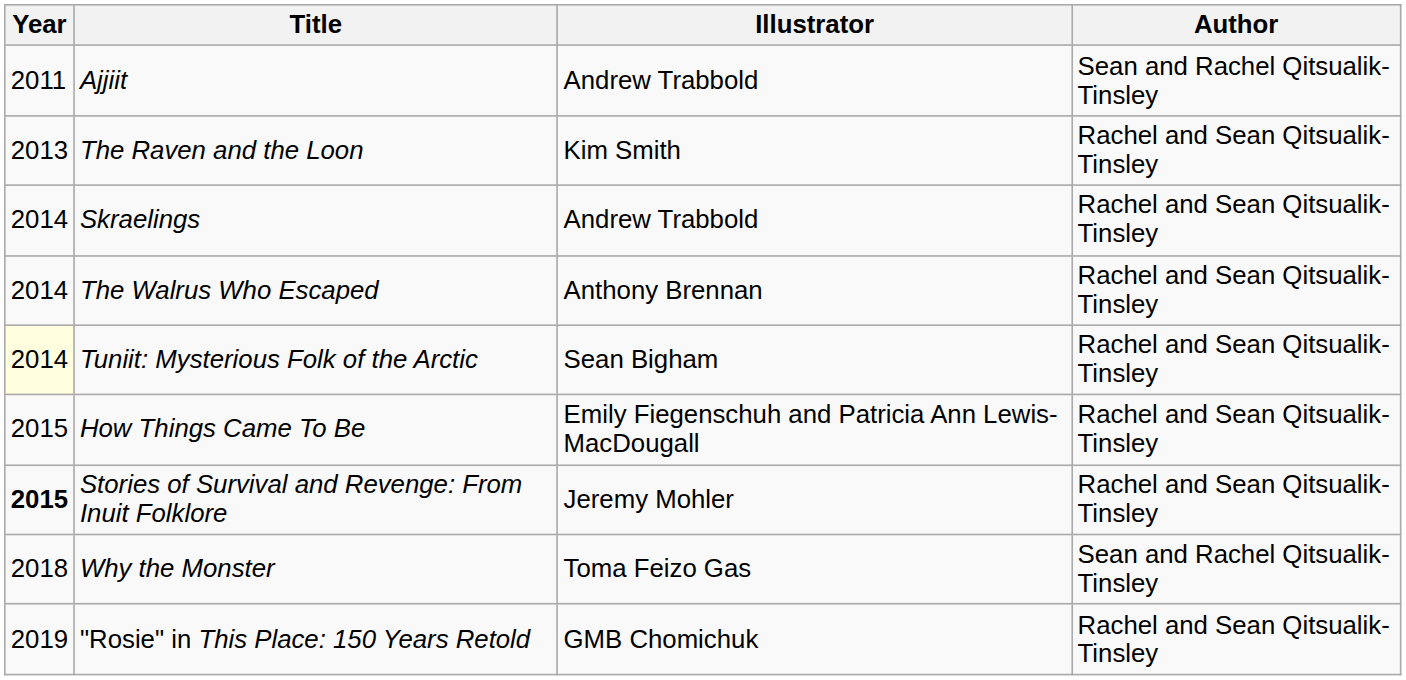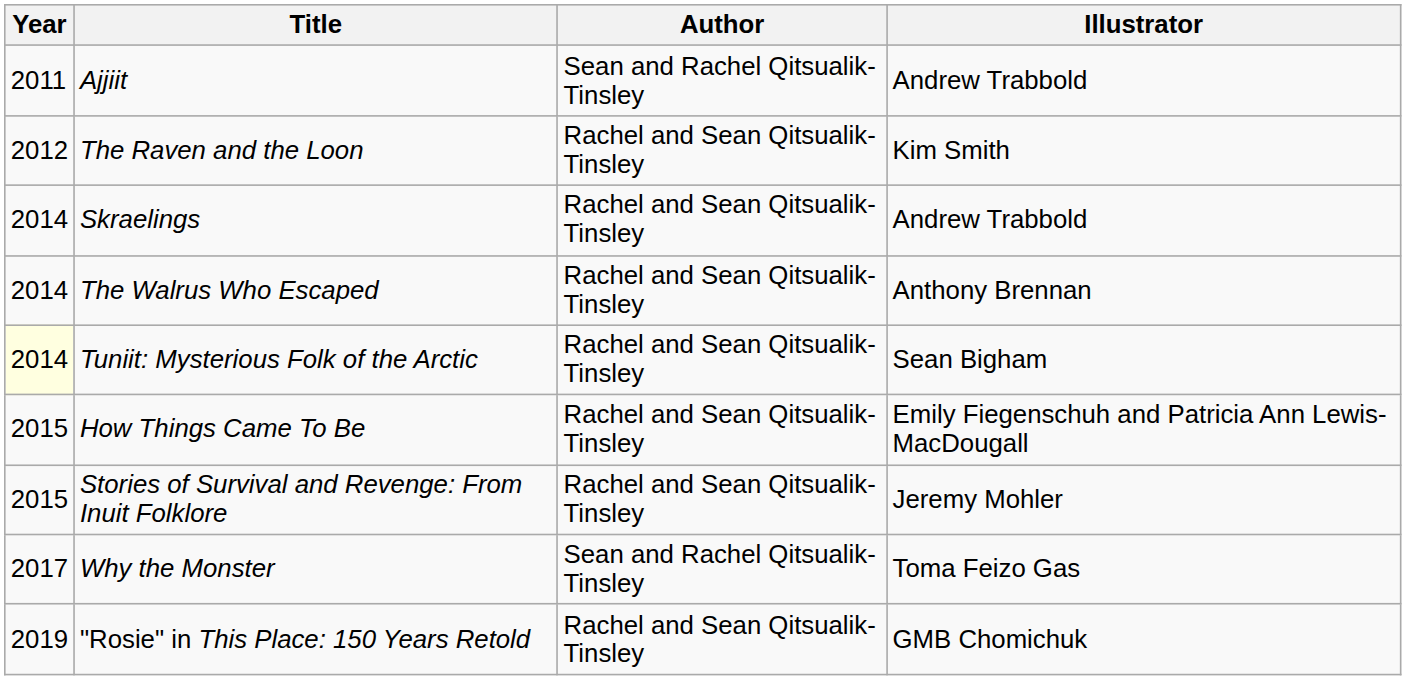columns swapped: (1236, 24) <-> (815, 24)
(39, 150) 2013 -> (39, 150) 2012
(39, 499) bold -> (39, 499) normal
(39, 569) 2018 -> (39, 569) 2017
